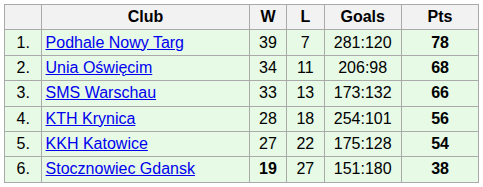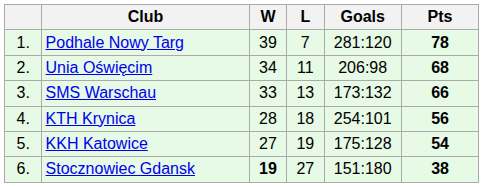(305, 144) 22 -> (305, 144) 19
